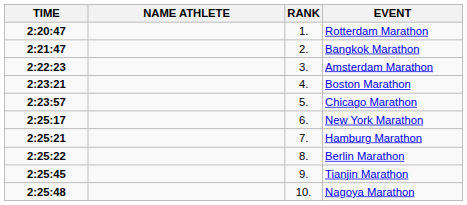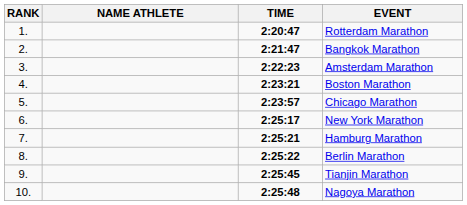columns swapped: (304, 13) <-> (46, 13)
